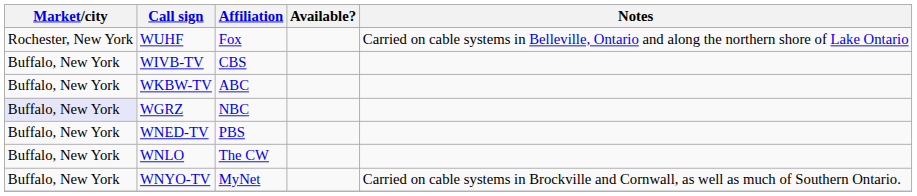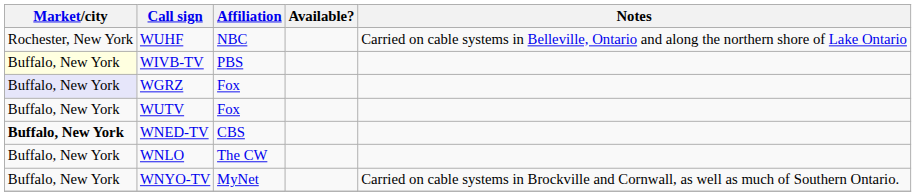(230, 39) Fox -> (232, 39) NBC
(64, 62) no background -> (64, 62) lightyellow background
(233, 62) CBS -> (230, 62) PBS
- row: (176, 86)
(234, 109) NBC -> (229, 86) Fox
+ row: (162, 109)
(64, 132) normal -> (66, 132) bold
(232, 132) PBS -> (231, 132) CBS
